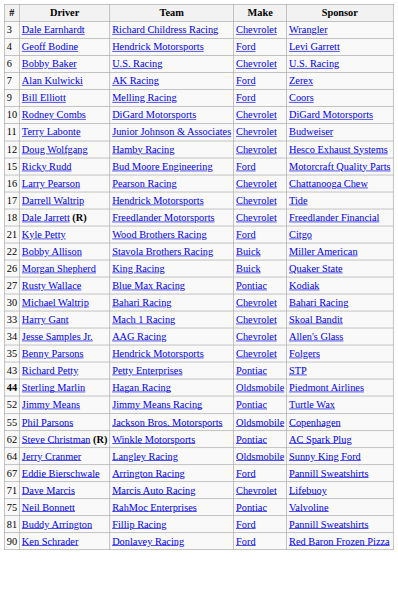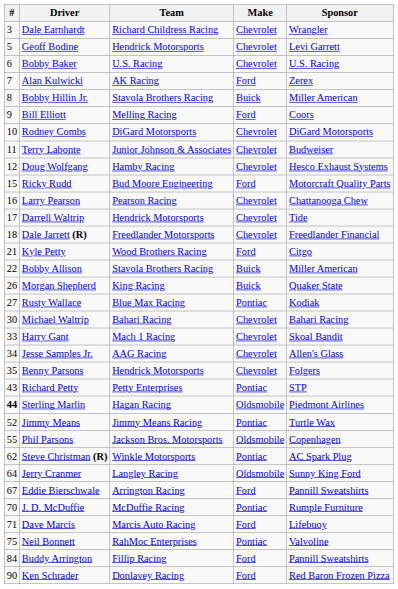(9, 47) 4 -> (9, 47) 5
(246, 47) Ford -> (256, 47) Chevrolet
+ row: (55, 98)
+ row: (53, 507)
(256, 490) Chevrolet -> (246, 524) Ford
(12, 524) 81 -> (12, 558) 84
